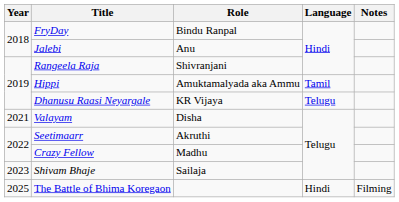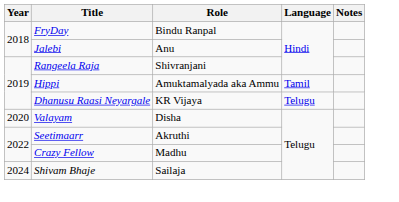(18, 118) 2021 -> (18, 118) 2020
(18, 170) 2023 -> (18, 170) 2024
- row: (102, 188)
